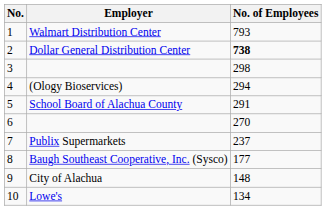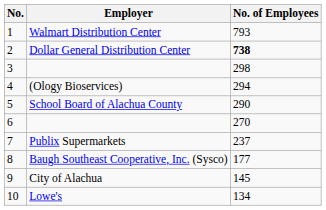(242, 104) 291 -> (242, 104) 290
(242, 178) 148 -> (242, 178) 145
